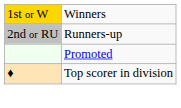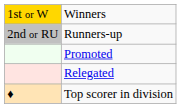+ row: (89, 73)
